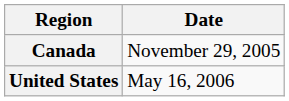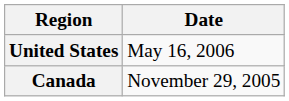rows swapped: (64, 50) <-> (64, 80)
